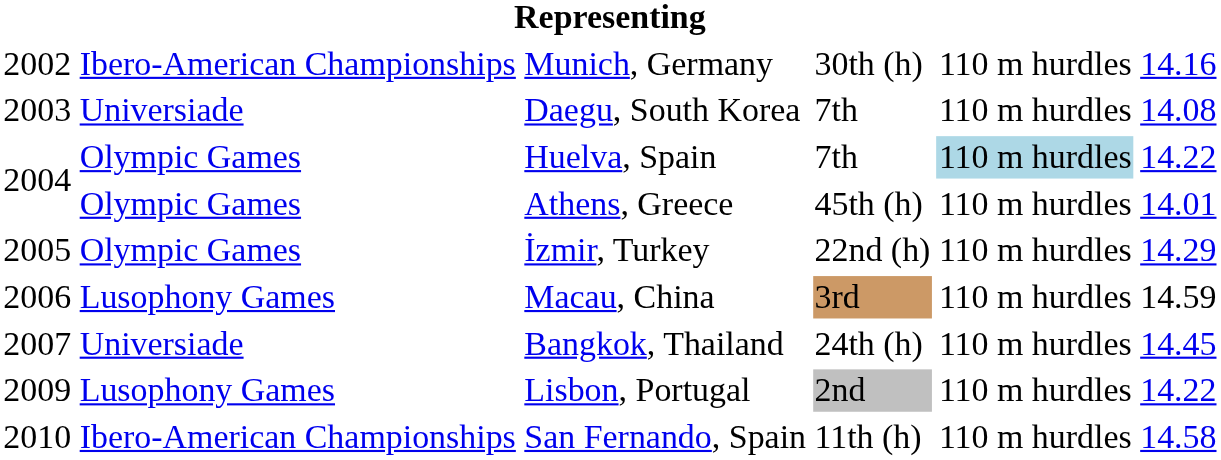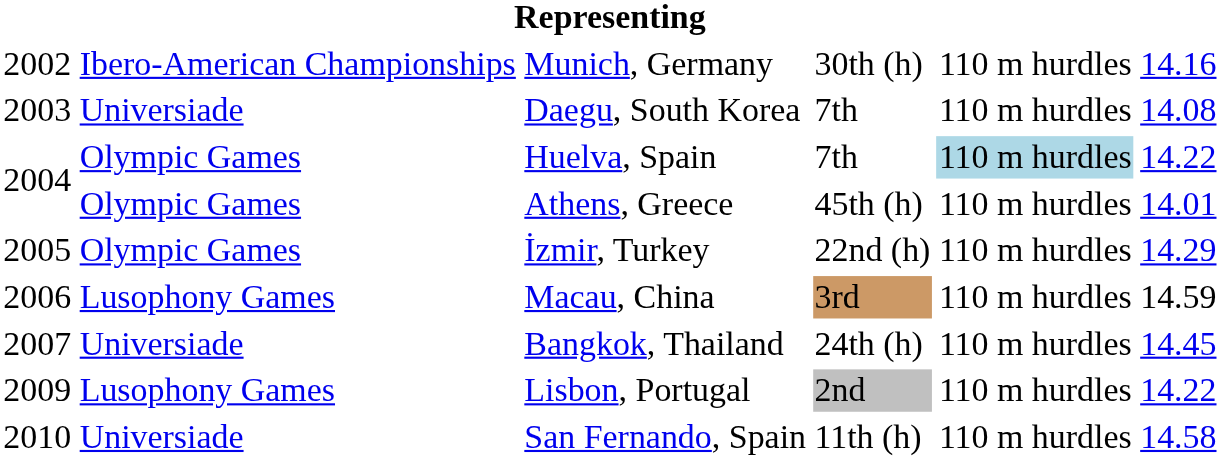(298, 436) Ibero-American Championships -> (162, 436) Universiade
